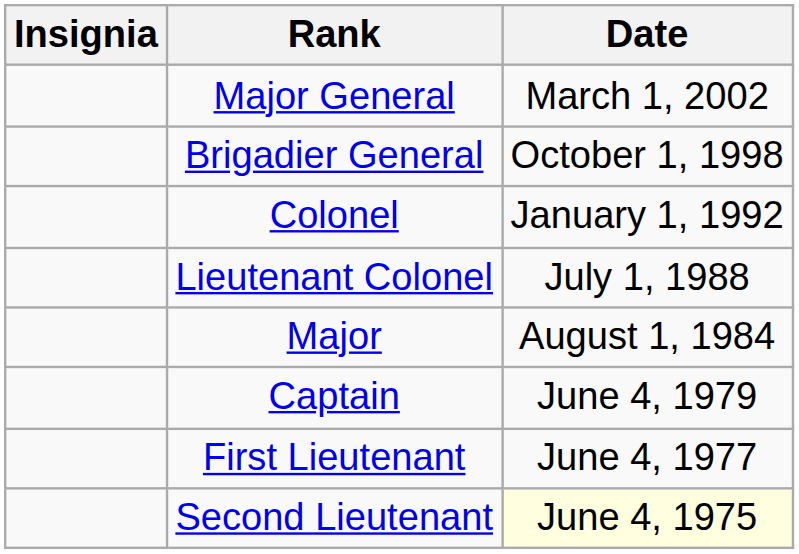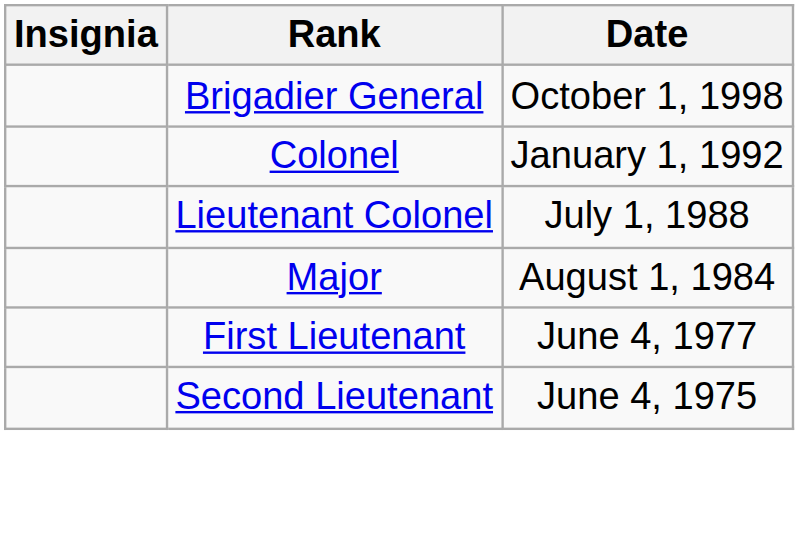- row: (334, 95)
- row: (334, 397)
(647, 517) lightyellow background -> (647, 397) no background
